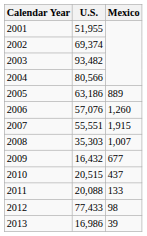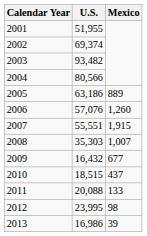(89, 175) 20,515 -> (89, 175) 18,515
(89, 207) 77,433 -> (89, 207) 23,995
